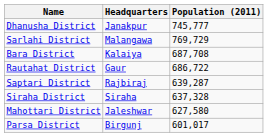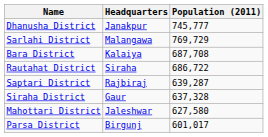(115, 68) Gaur -> (121, 68) Siraha
(121, 97) Siraha -> (115, 97) Gaur
